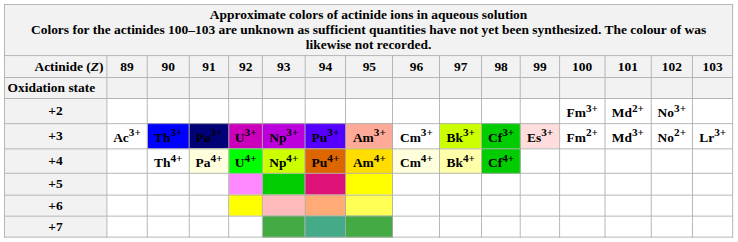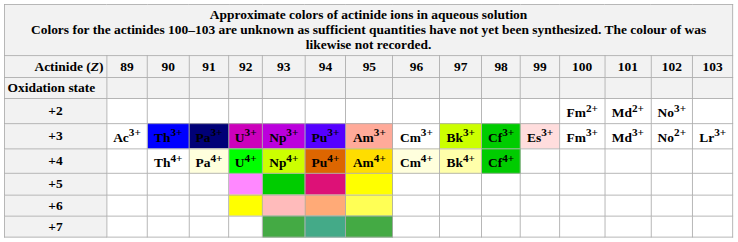(582, 111) Fm3+ -> (582, 111) Fm2+
(582, 136) Fm2+ -> (582, 136) Fm3+
